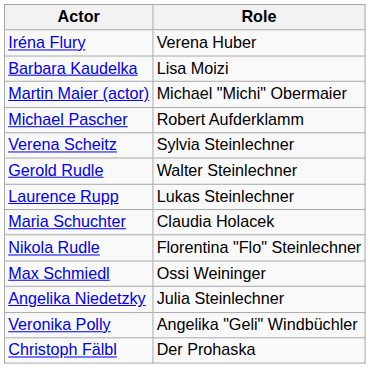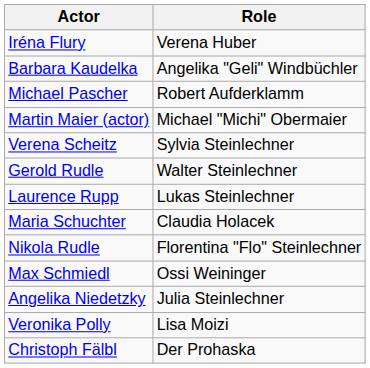(193, 68) Lisa Moizi -> (257, 68) Angelika "Geli" Windbüchler
rows swapped: (68, 119) <-> (79, 94)
(257, 324) Angelika "Geli" Windbüchler -> (193, 324) Lisa Moizi
